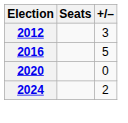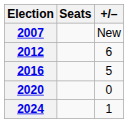+ row: (30, 33)
(105, 33) 3 -> (109, 52) 6
(105, 90) 2 -> (109, 109) 1
